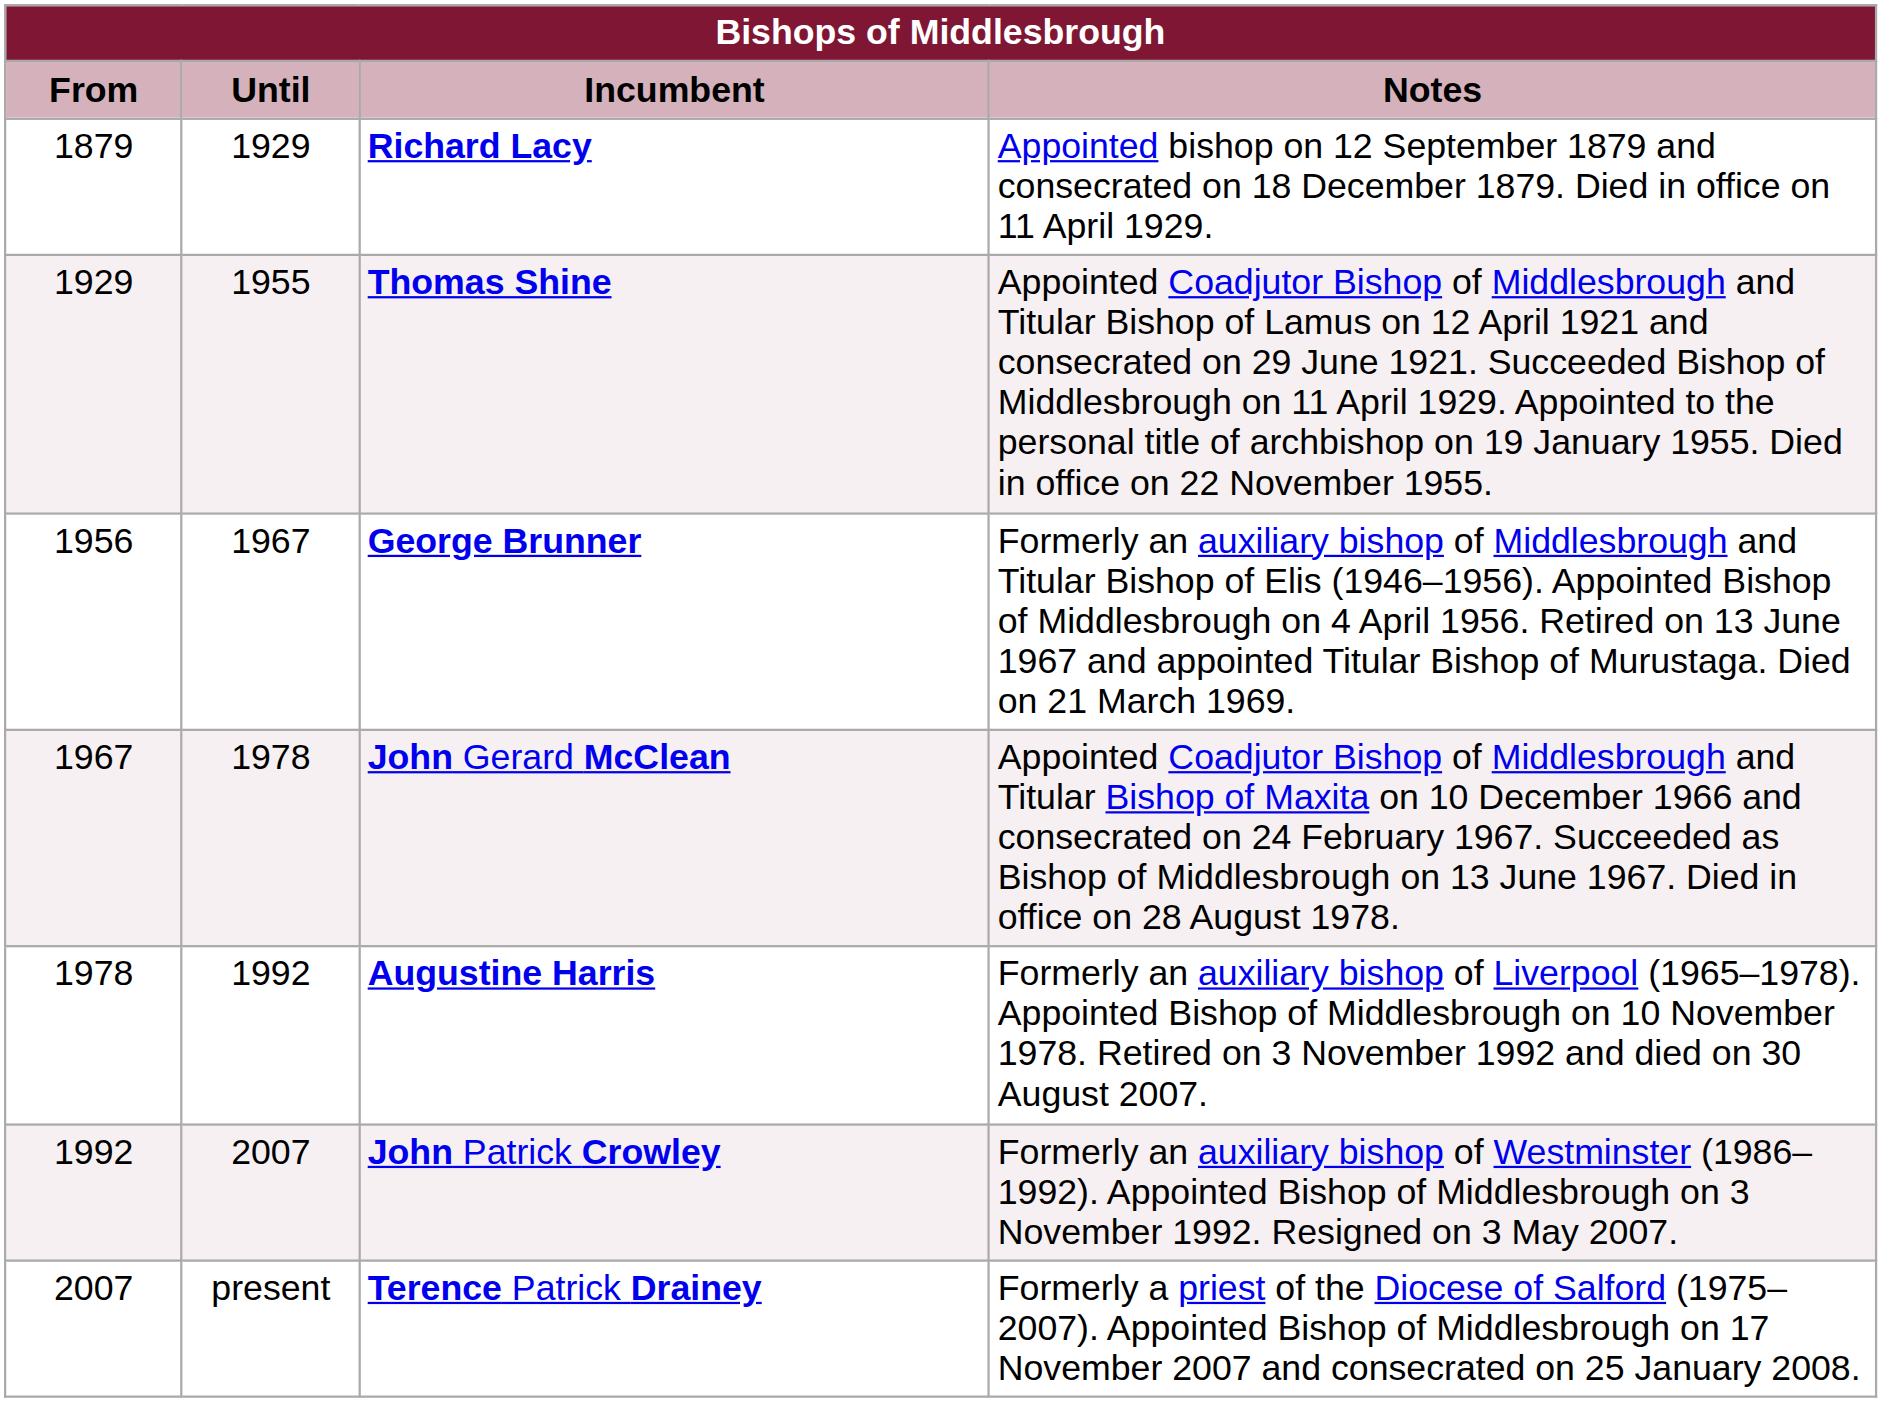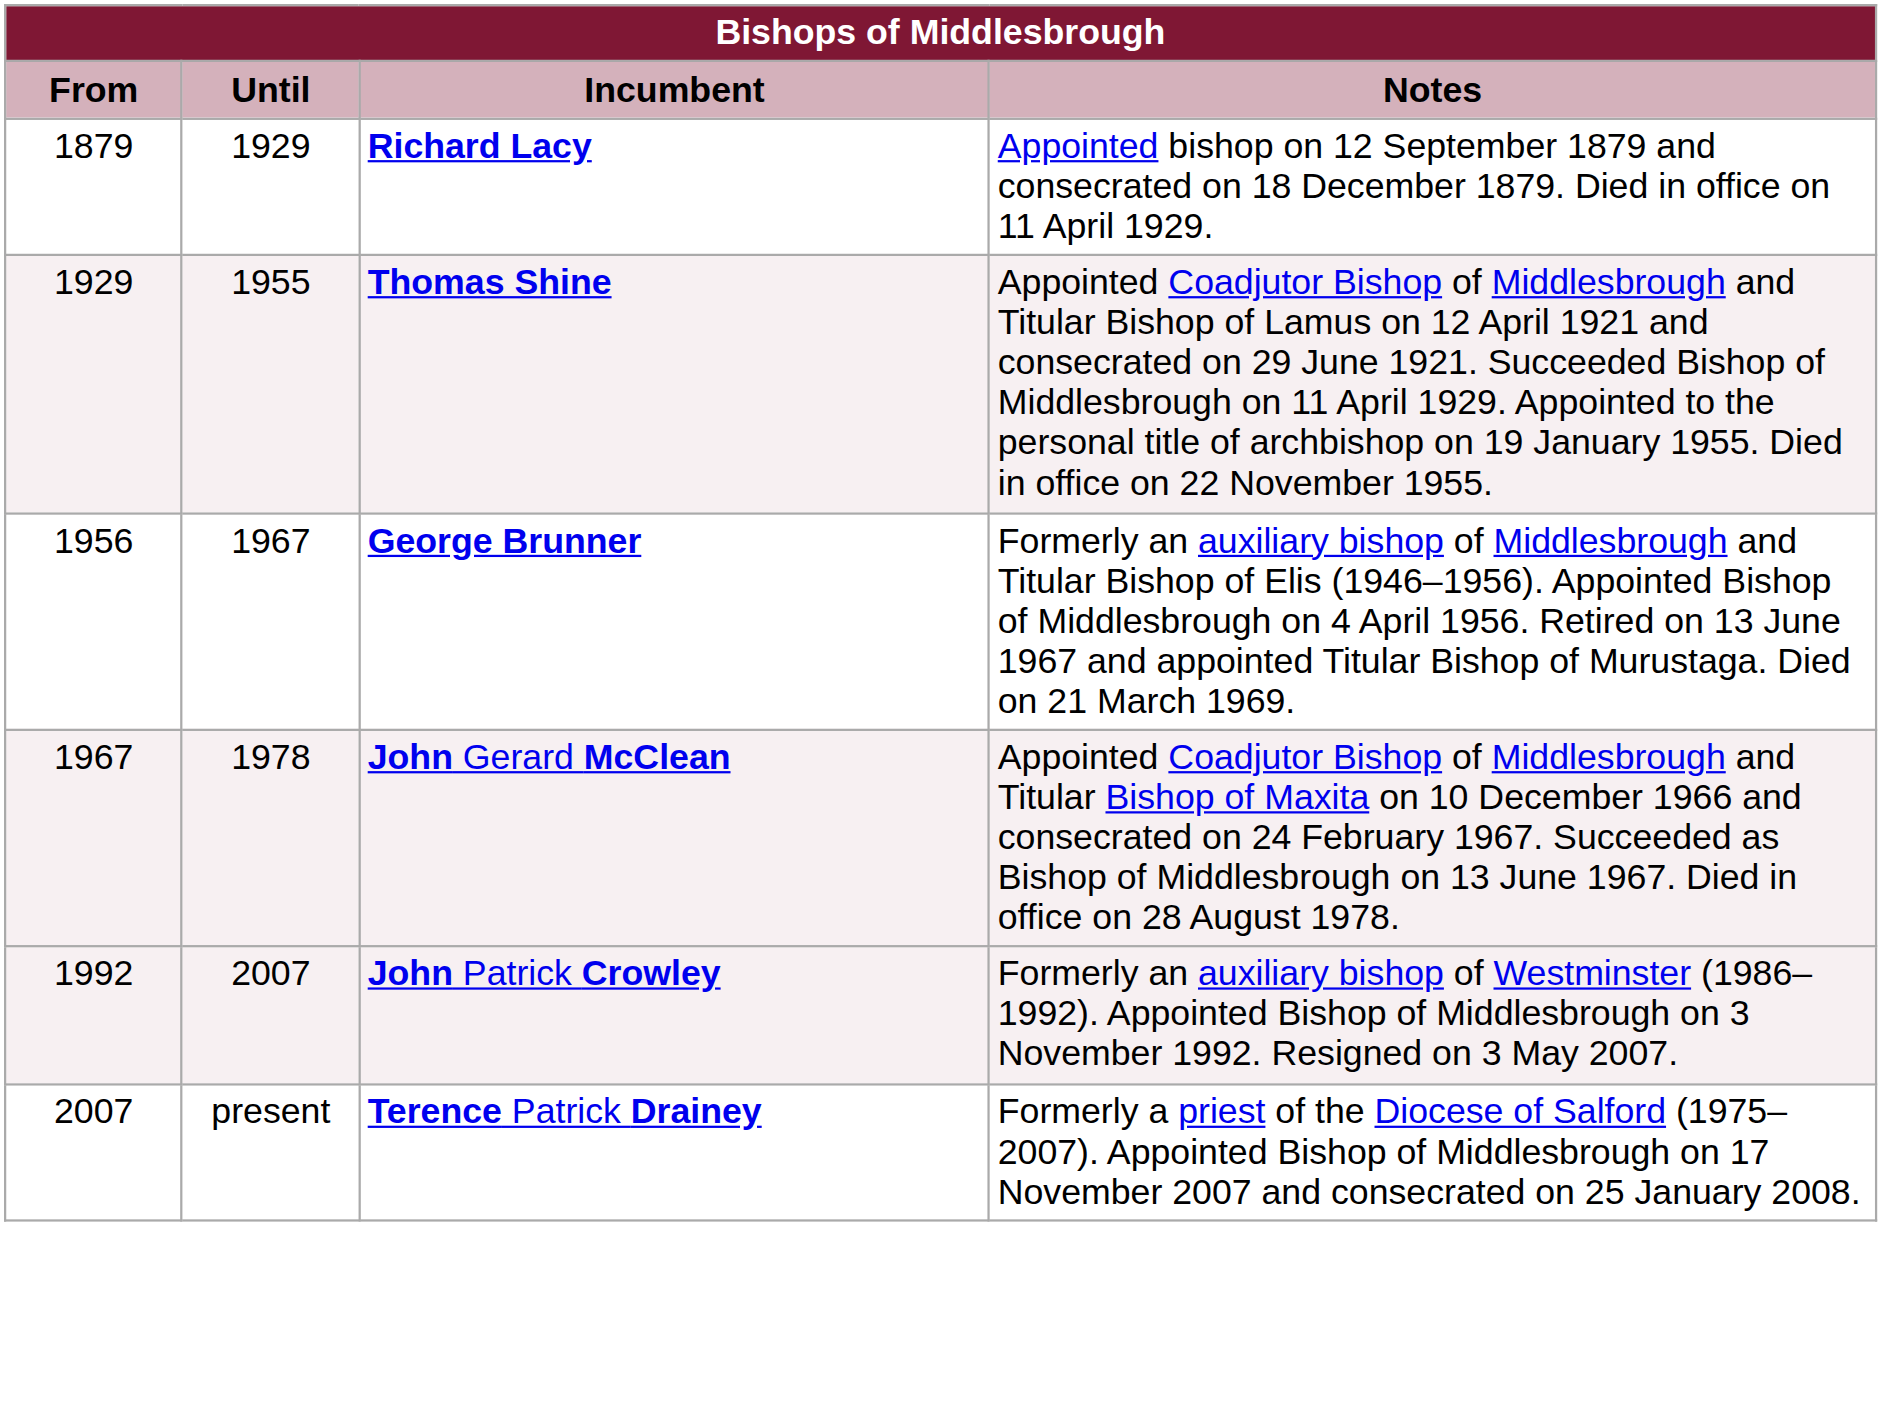- row: (511, 974)
